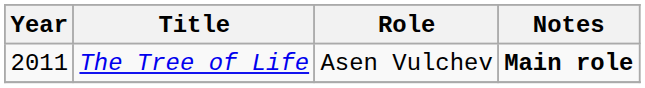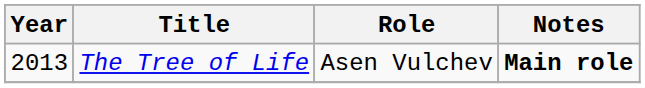(39, 63) 2011 -> (39, 63) 2013
